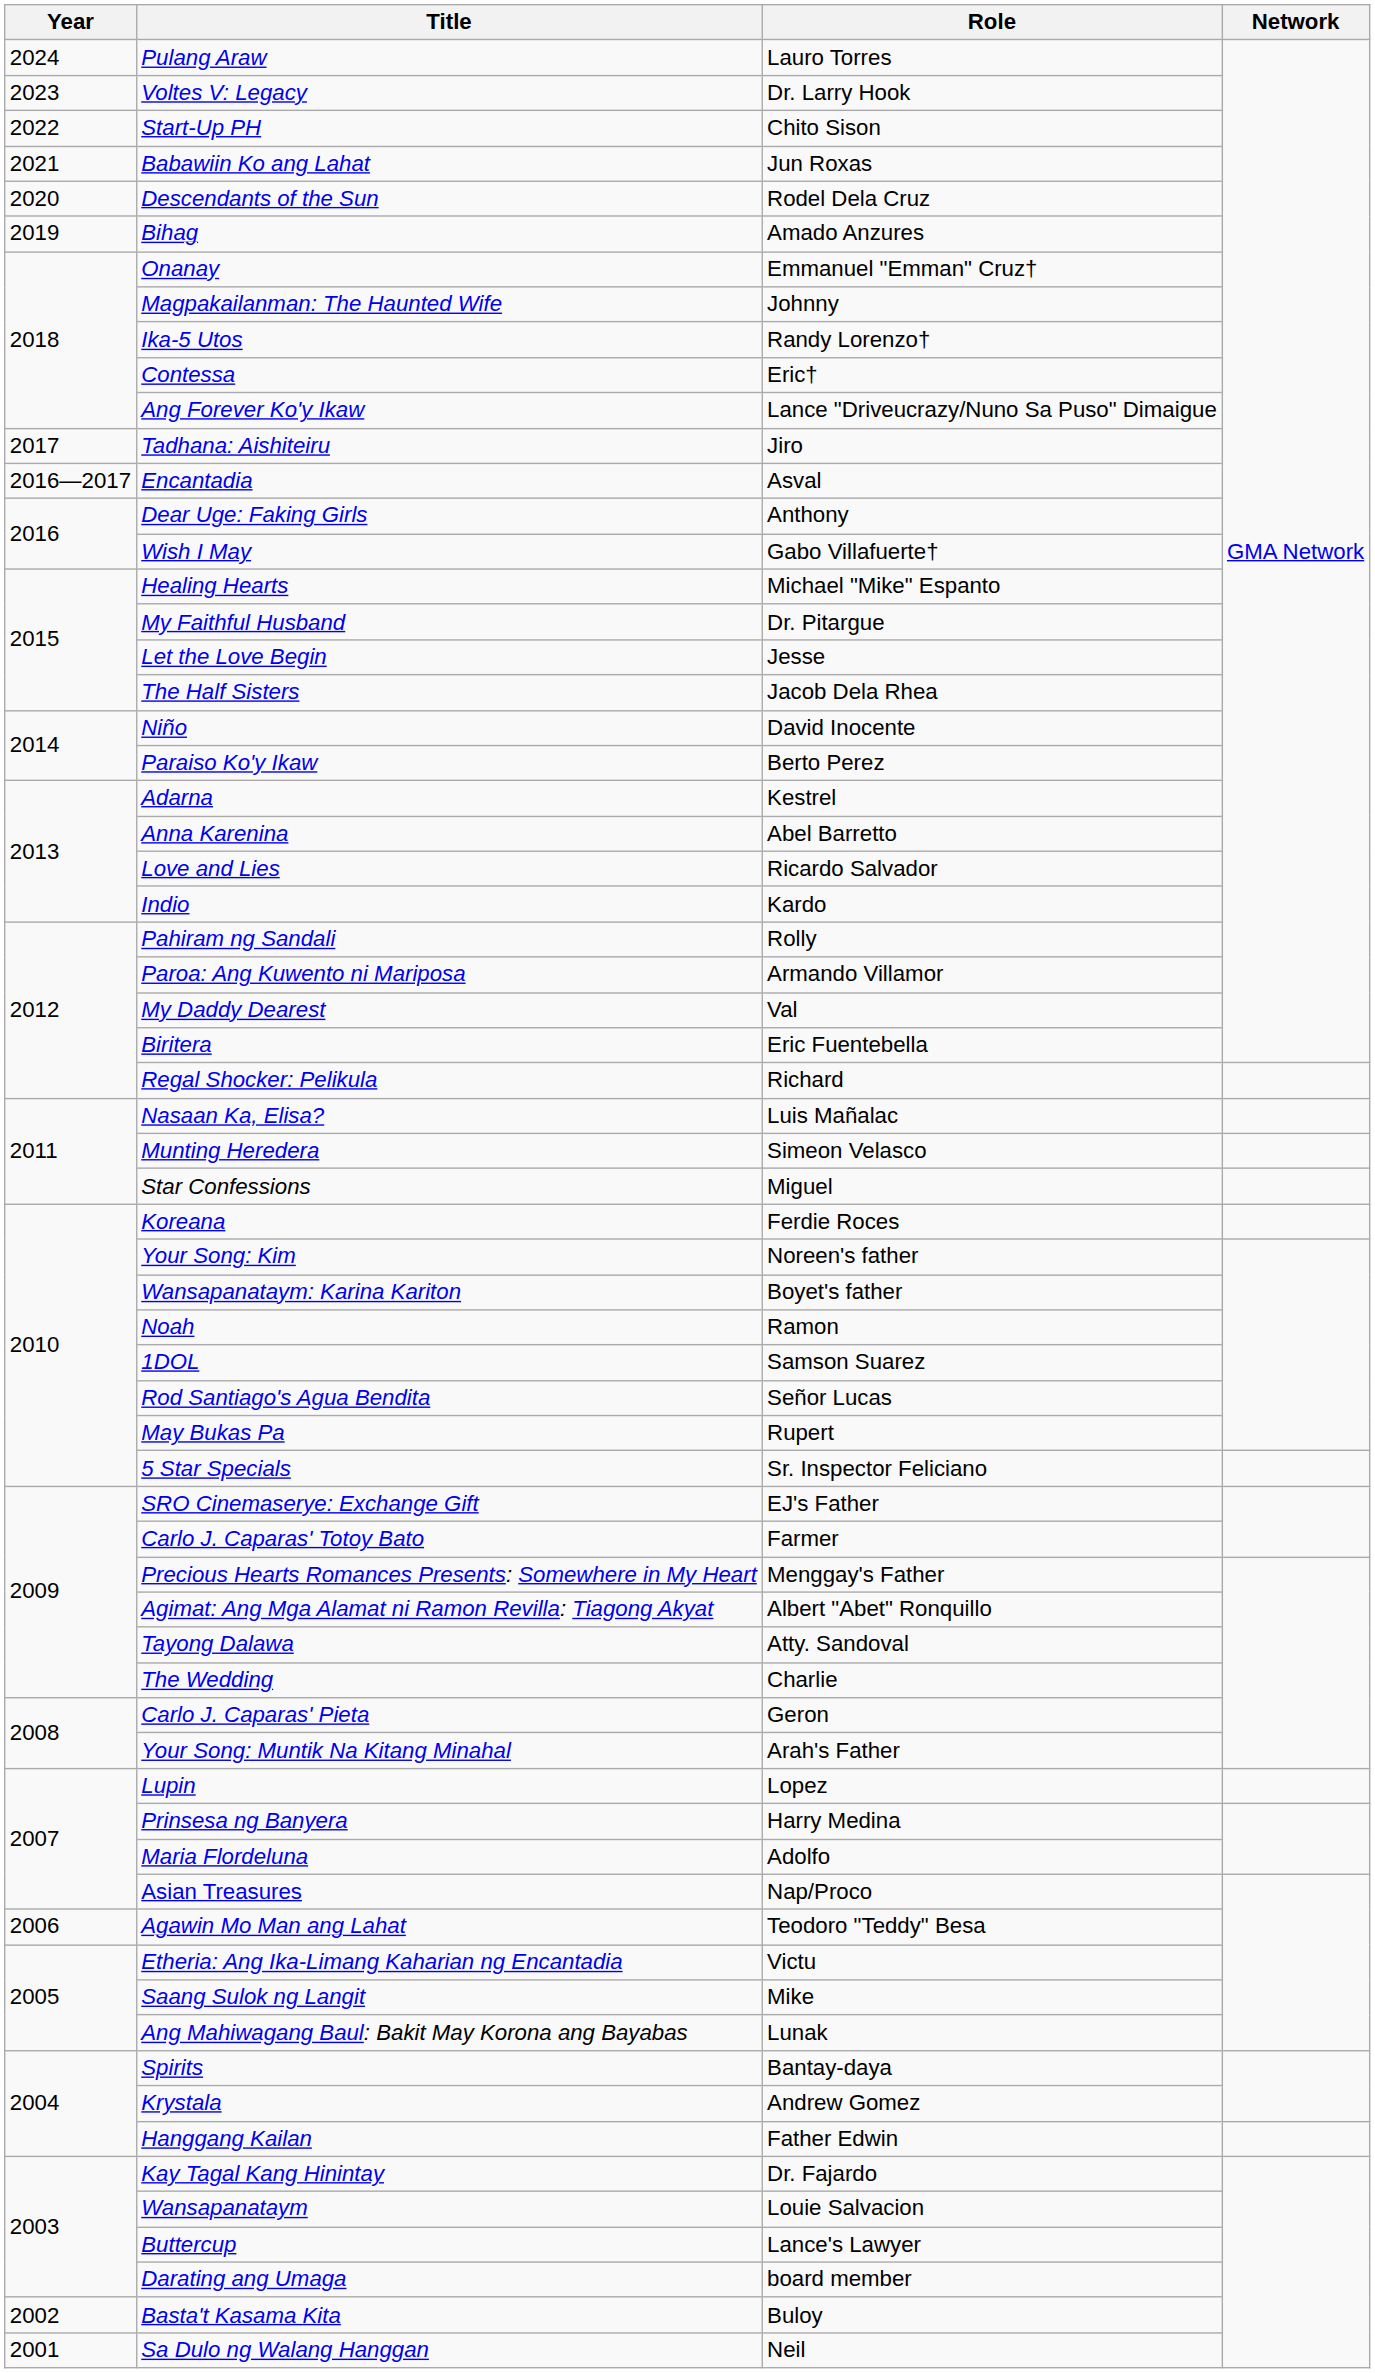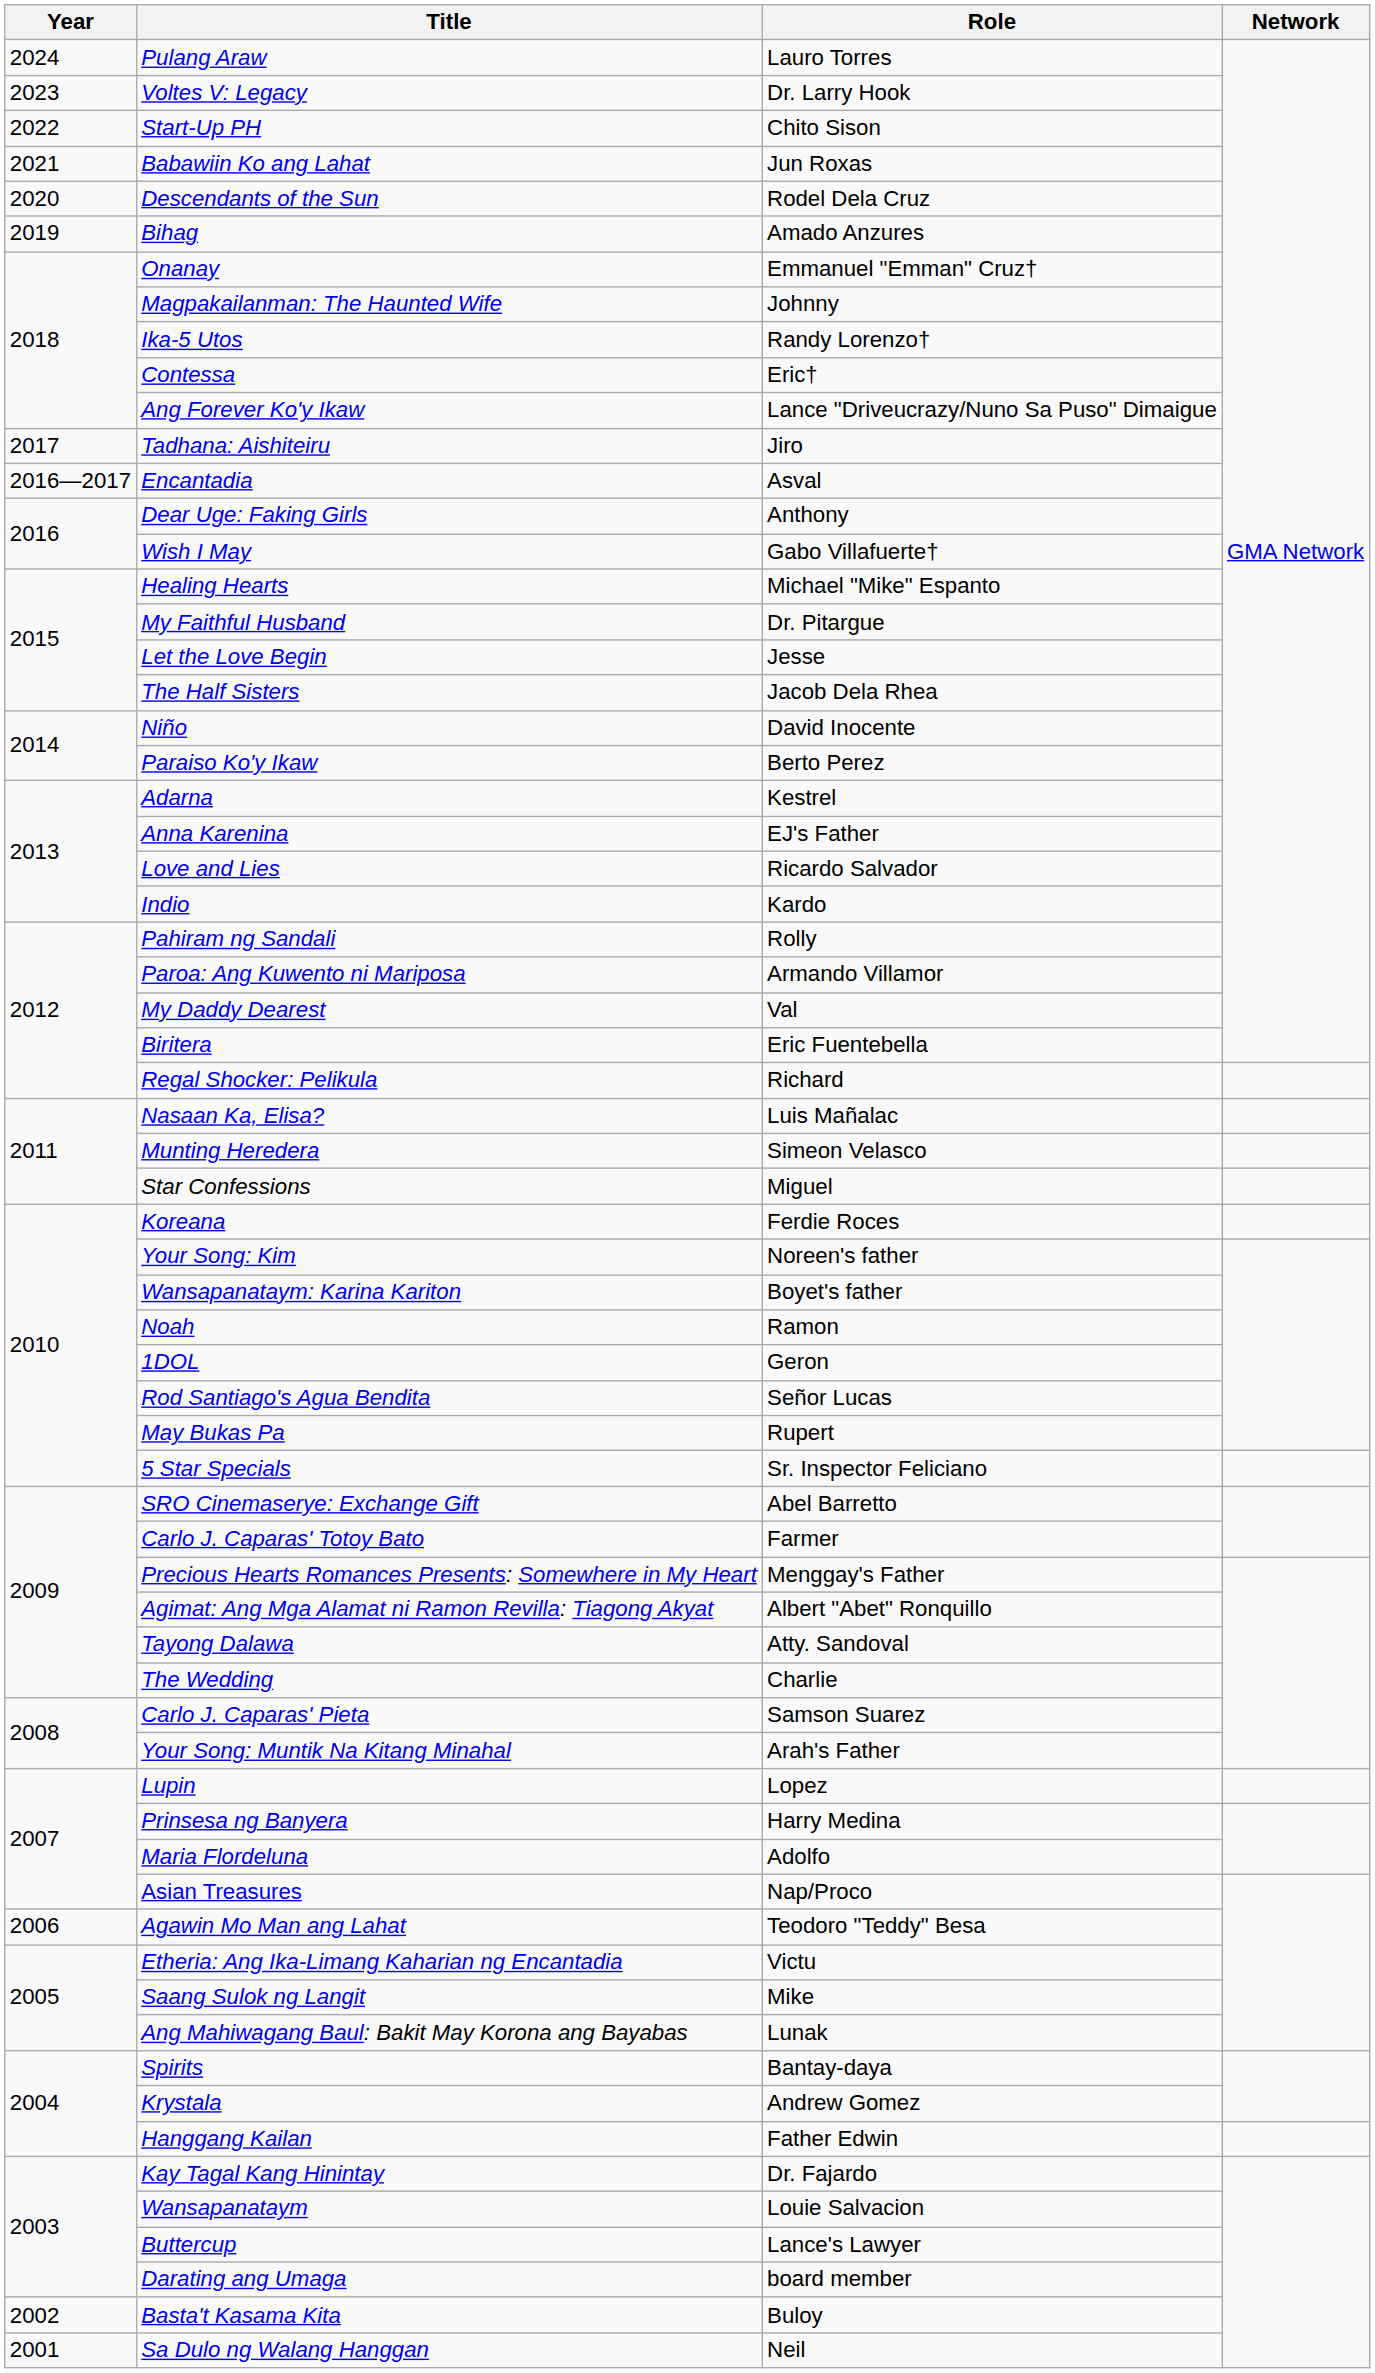(832, 833) Abel Barretto -> (823, 833) EJ's Father
(846, 1362) Samson Suarez -> (798, 1362) Geron
(823, 1503) EJ's Father -> (832, 1503) Abel Barretto
(798, 1715) Geron -> (846, 1715) Samson Suarez
